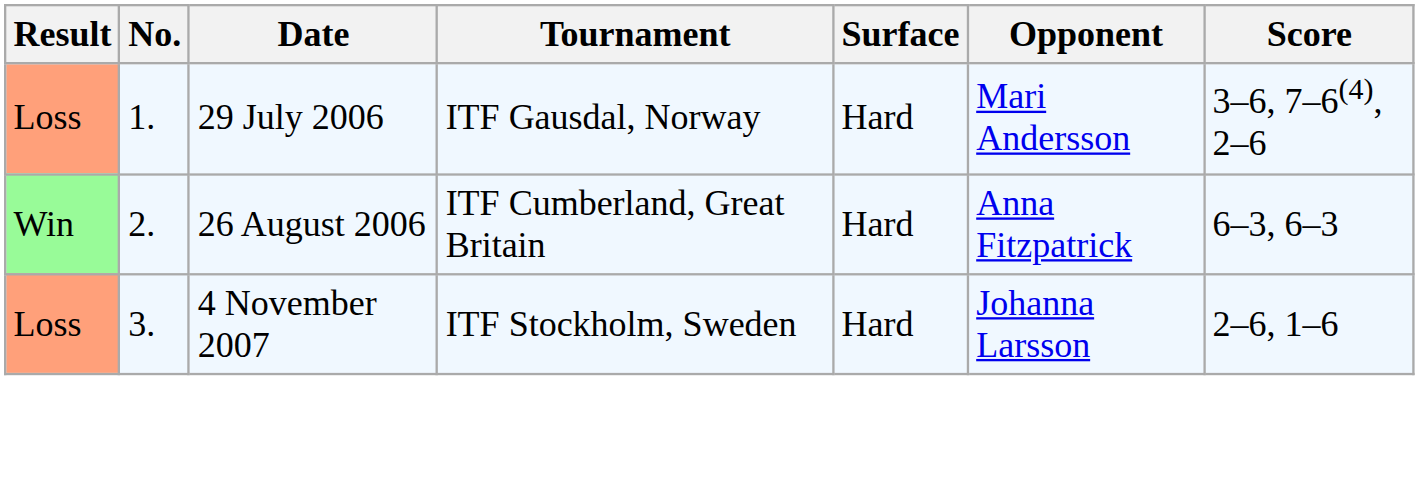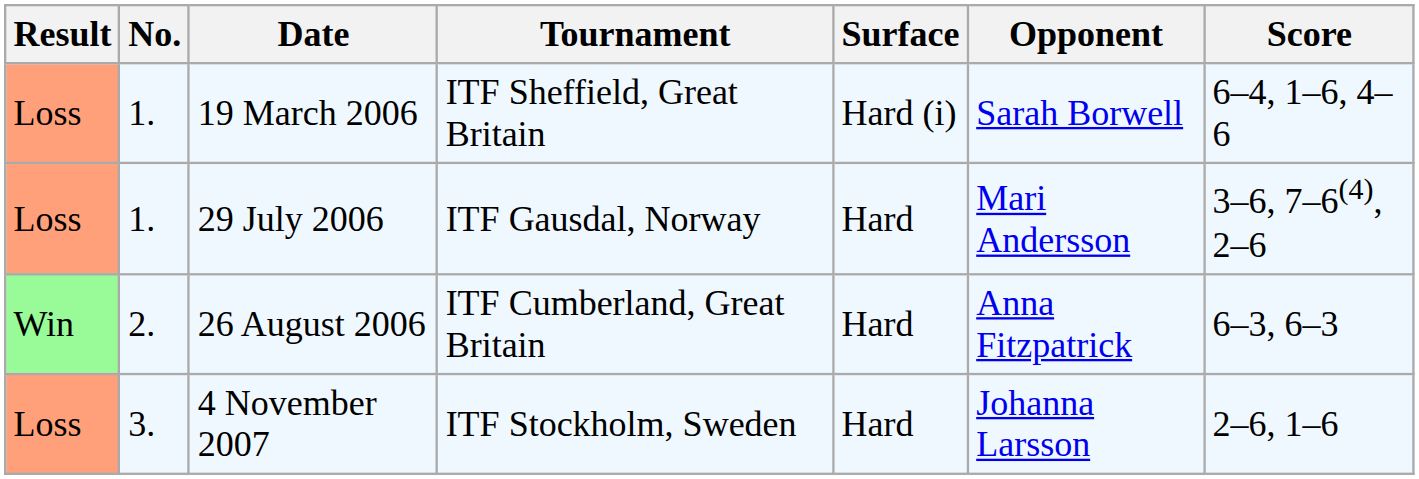+ row: (308, 112)
